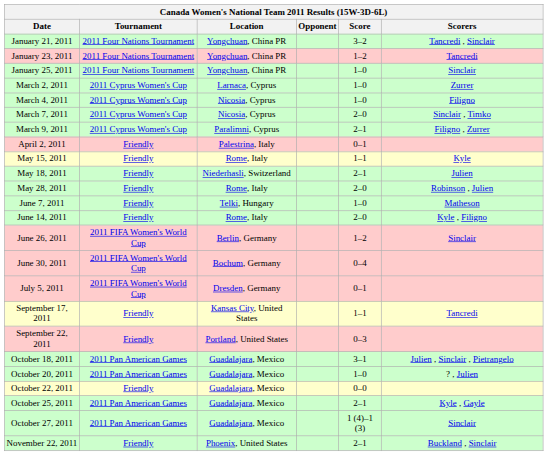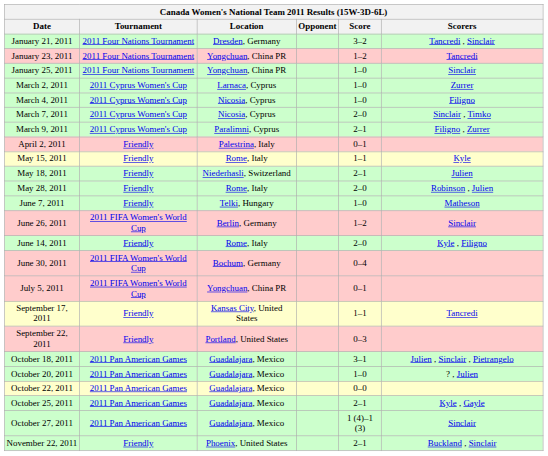(247, 41) Yongchuan, China PR -> (247, 41) Dresden, Germany
rows swapped: (42, 218) <-> (42, 238)
(247, 288) Dresden, Germany -> (247, 288) Yongchuan, China PR
(138, 388) Friendly -> (138, 388) 2011 Pan American Games
